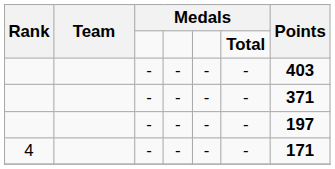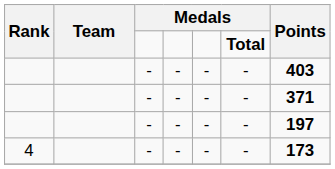(300, 151) 171 -> (300, 151) 173
